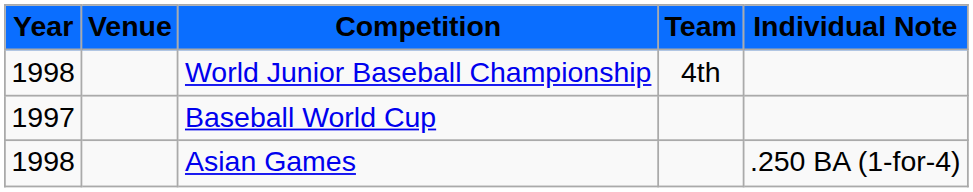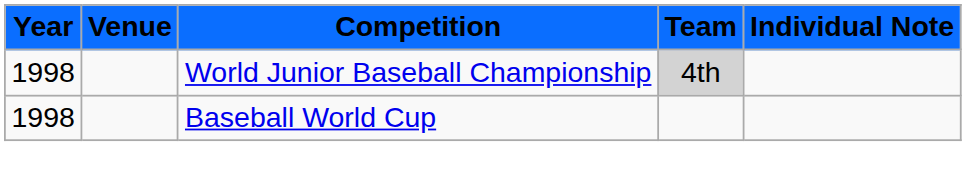(701, 72) no background -> (701, 72) lightgrey background
(43, 117) 1997 -> (43, 117) 1998
- row: (270, 162)
